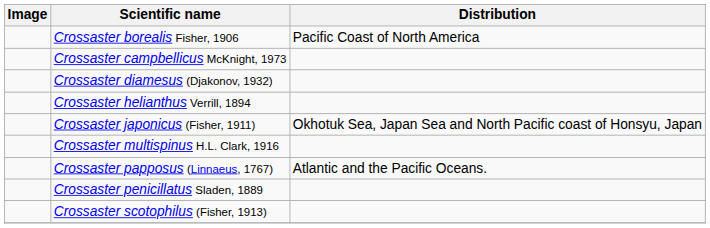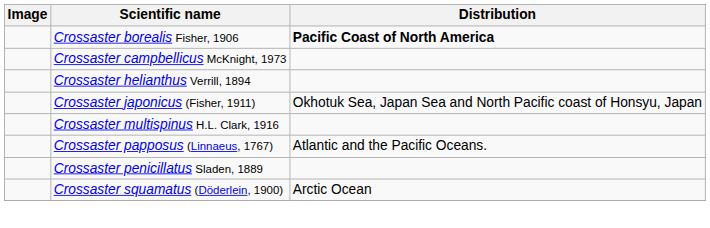(386, 37) normal -> (393, 37) bold
- row: (163, 80)
- row: (160, 211)
+ row: (168, 189)
